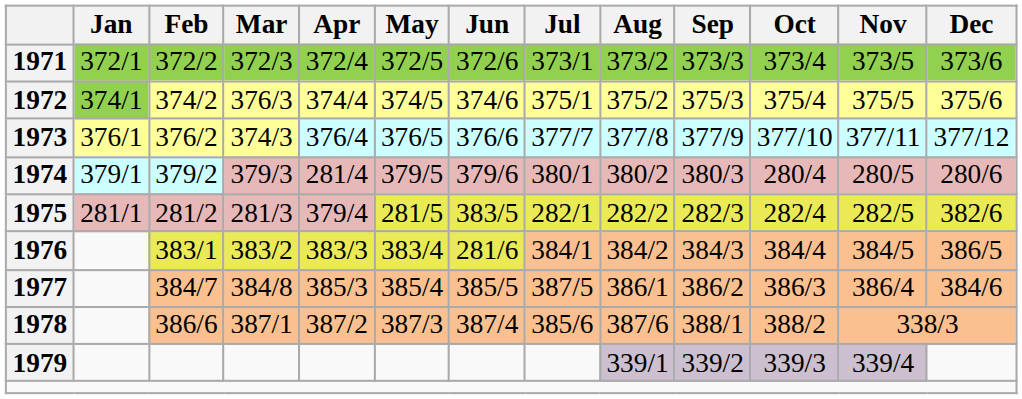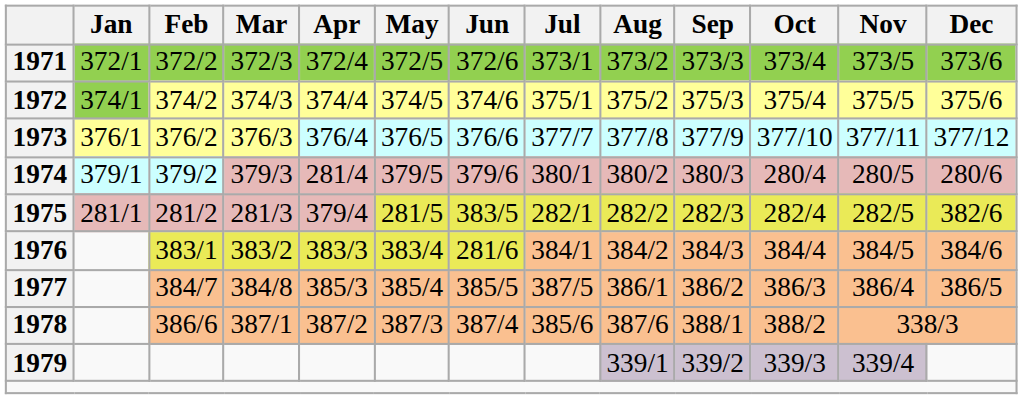(262, 99) 376/3 -> (262, 99) 374/3
(262, 137) 374/3 -> (262, 137) 376/3
(971, 249) 386/5 -> (971, 249) 384/6
(971, 287) 384/6 -> (971, 287) 386/5
